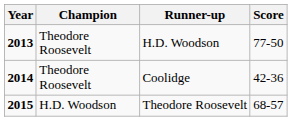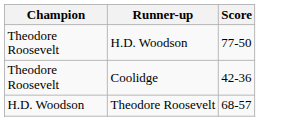- column: (20, 14)
